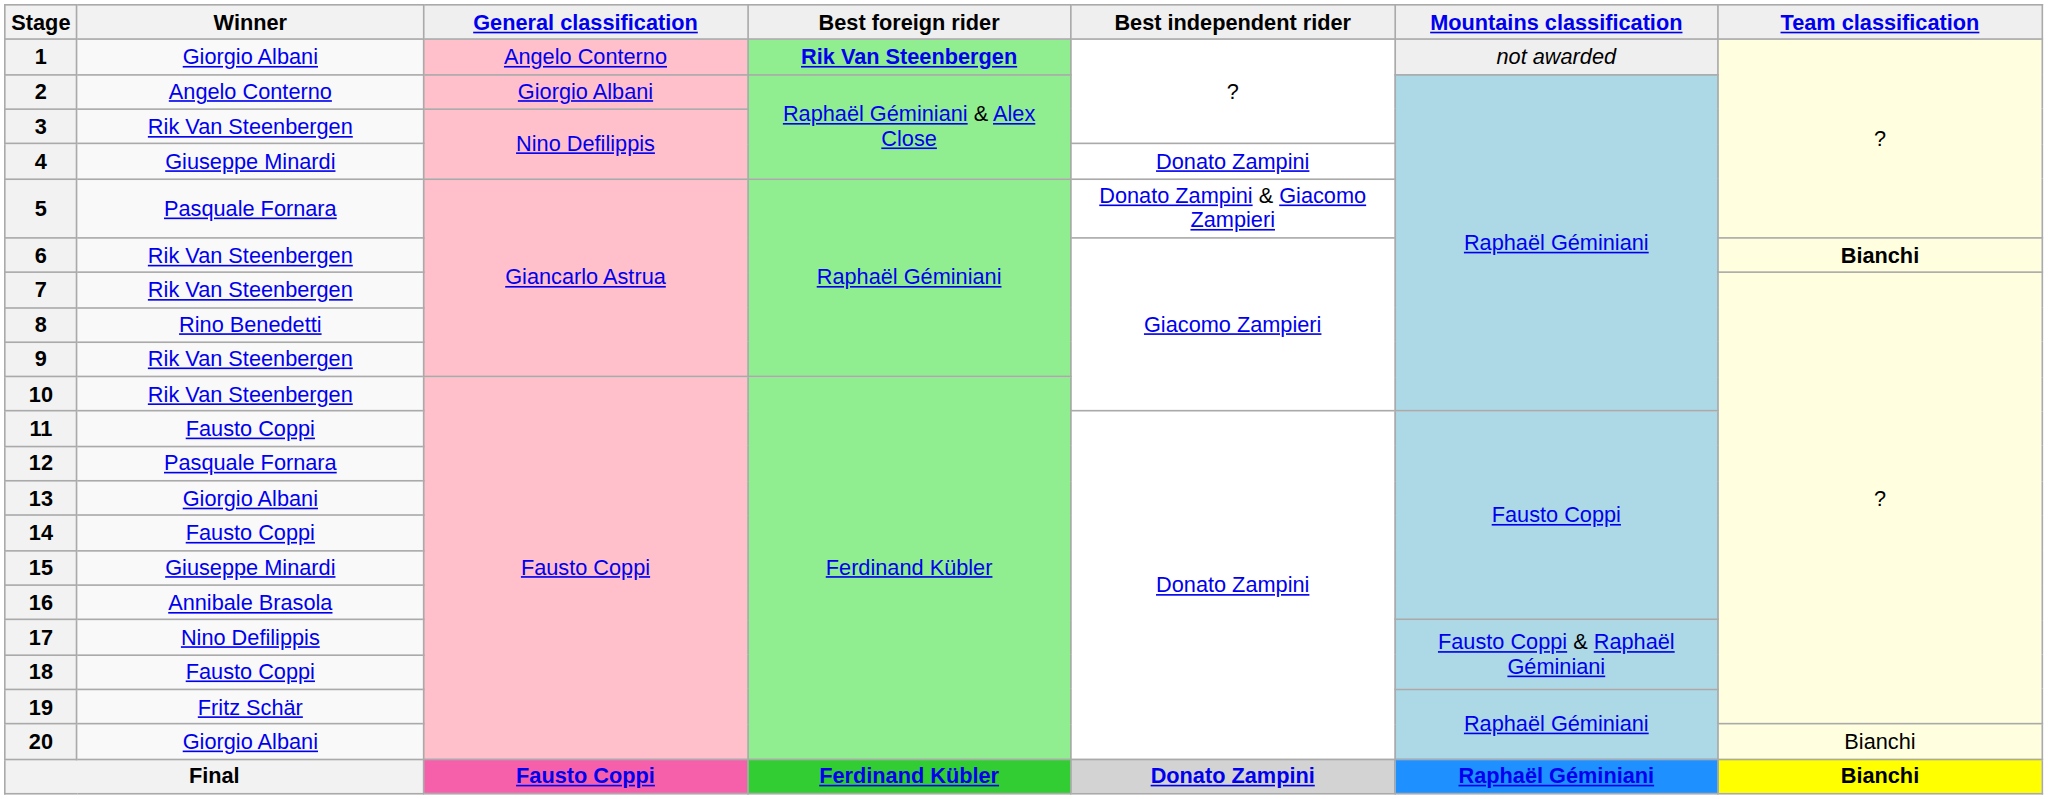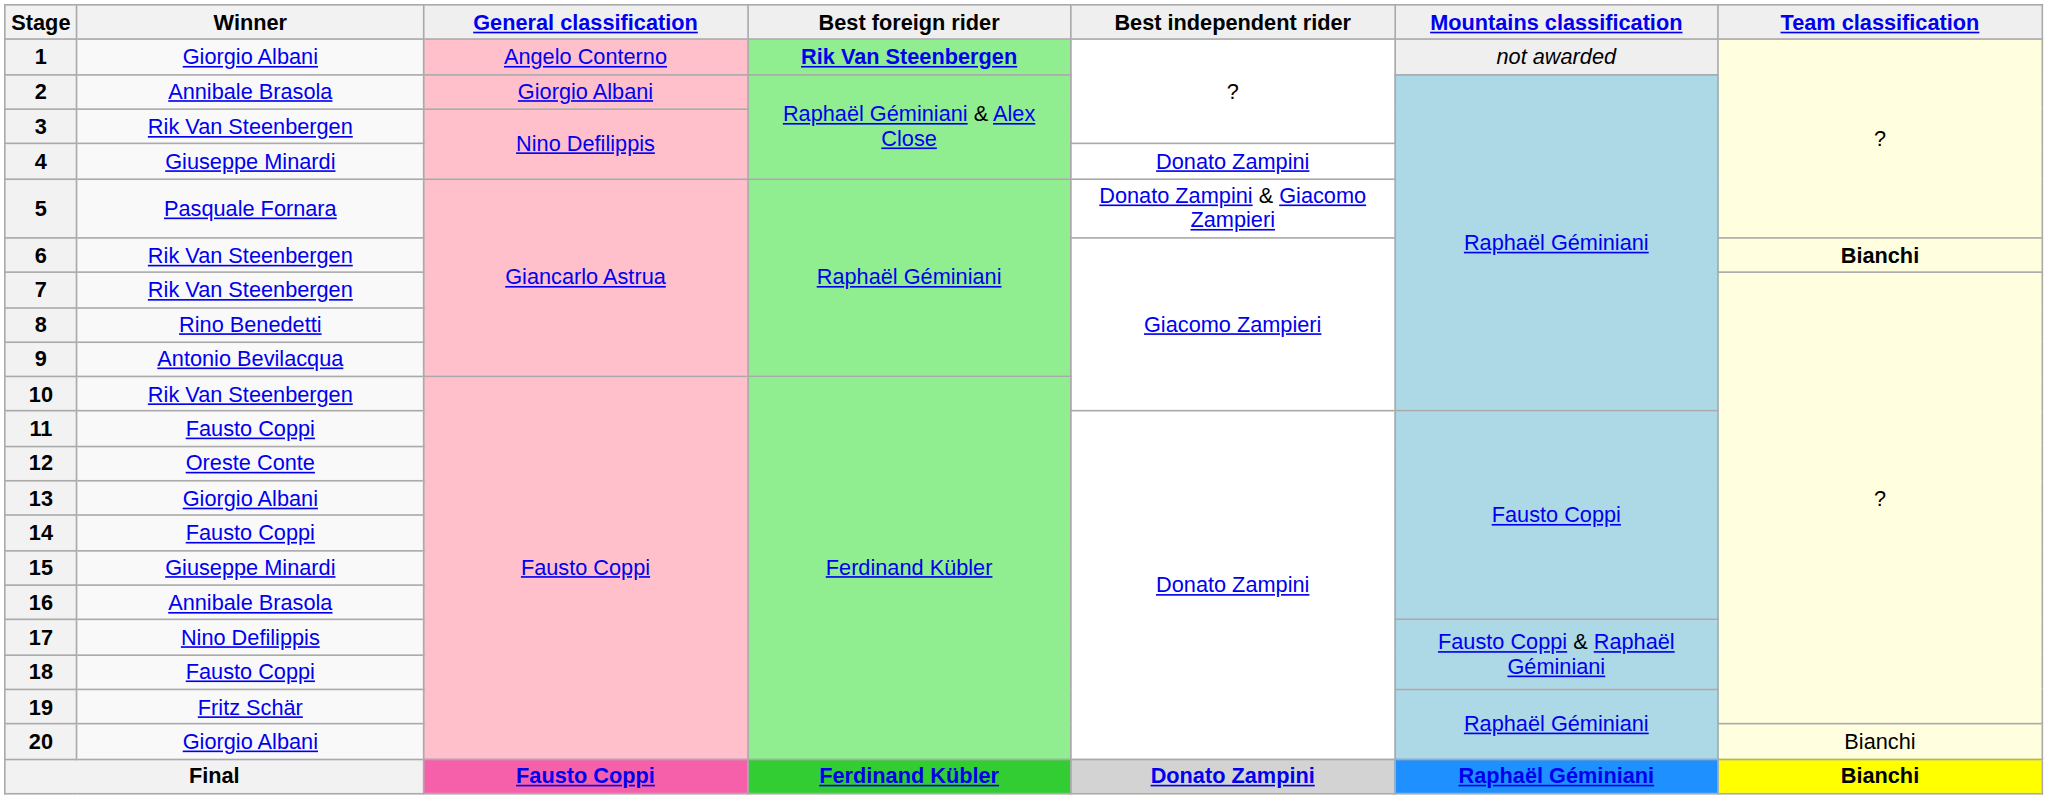(250, 92) Angelo Conterno -> (250, 92) Annibale Brasola
(250, 360) Rik Van Steenbergen -> (250, 360) Antonio Bevilacqua
(250, 464) Pasquale Fornara -> (250, 464) Oreste Conte
